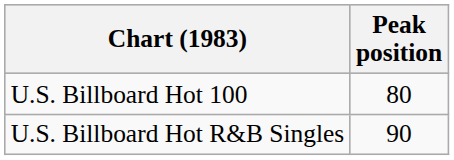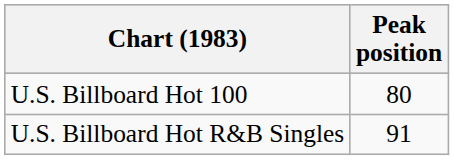(399, 133) 90 -> (399, 133) 91
